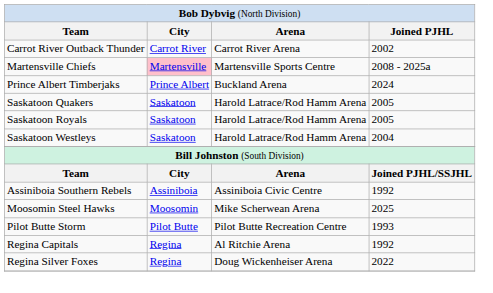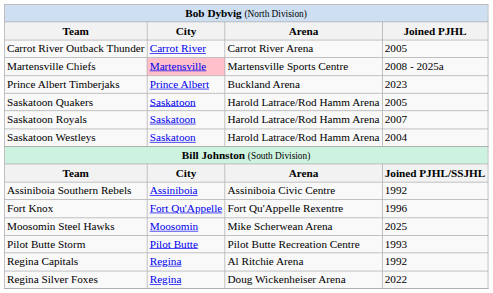(383, 48) 2002 -> (396, 48) 2005
(383, 84) 2024 -> (396, 84) 2023
(383, 119) 2005 -> (396, 119) 2007
+ row: (30, 208)
